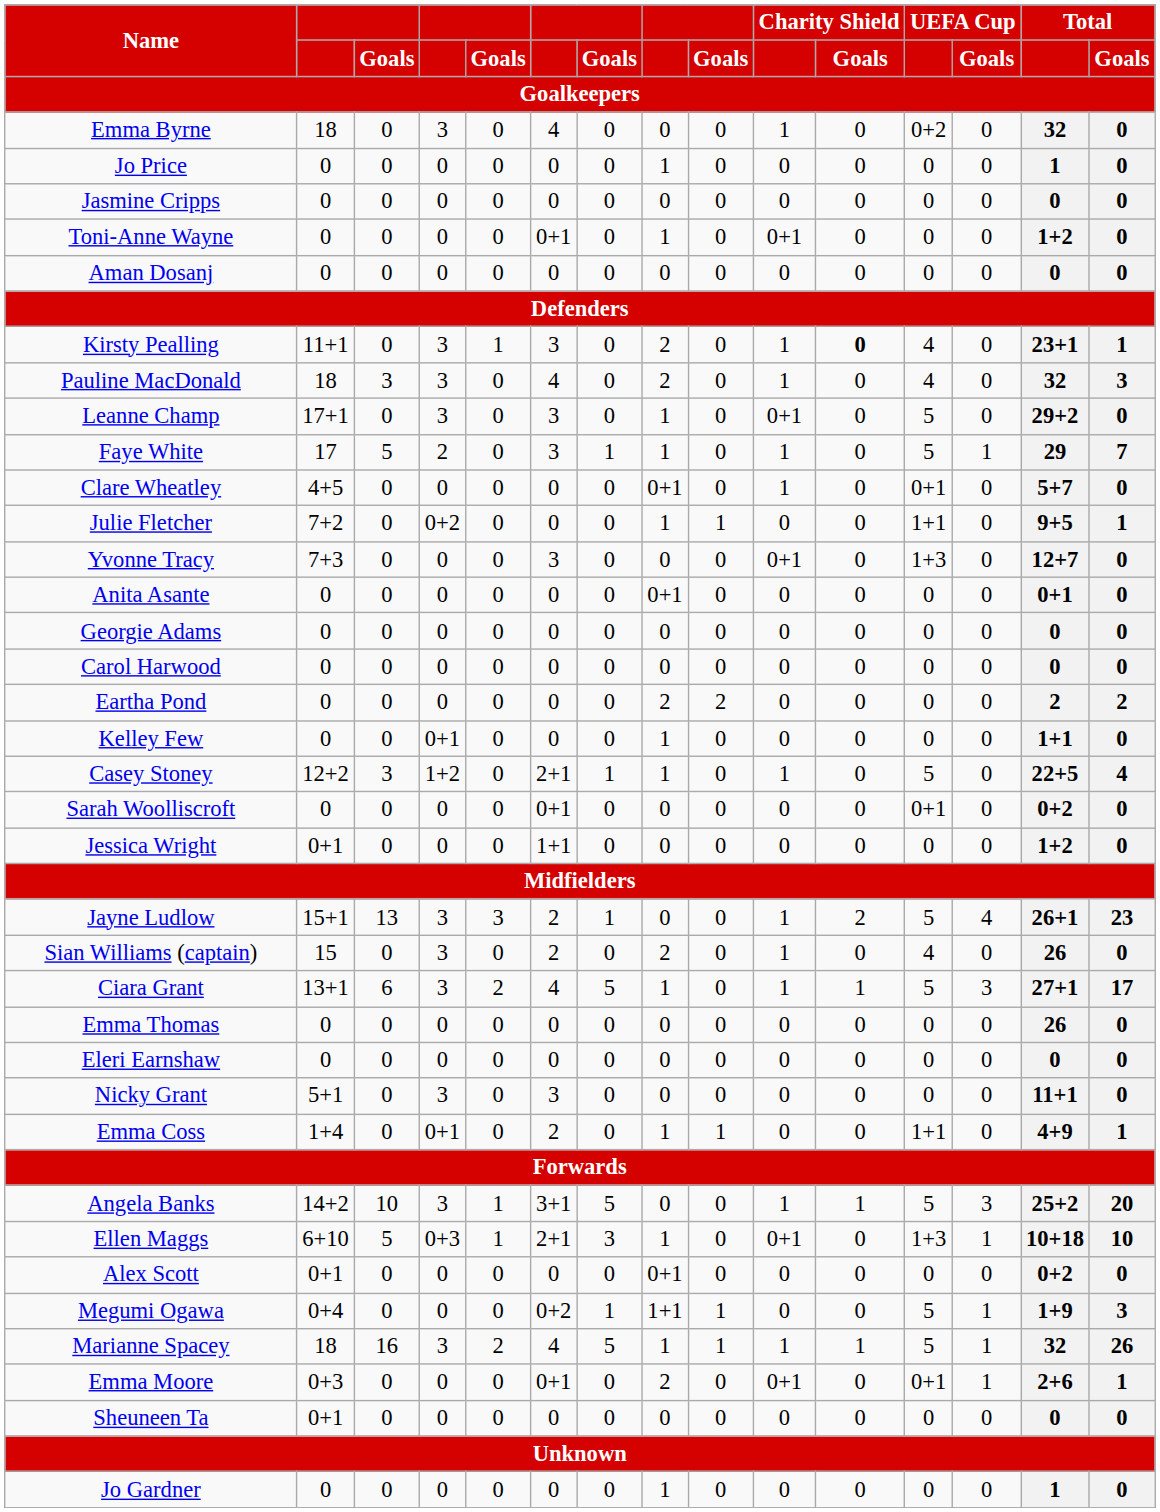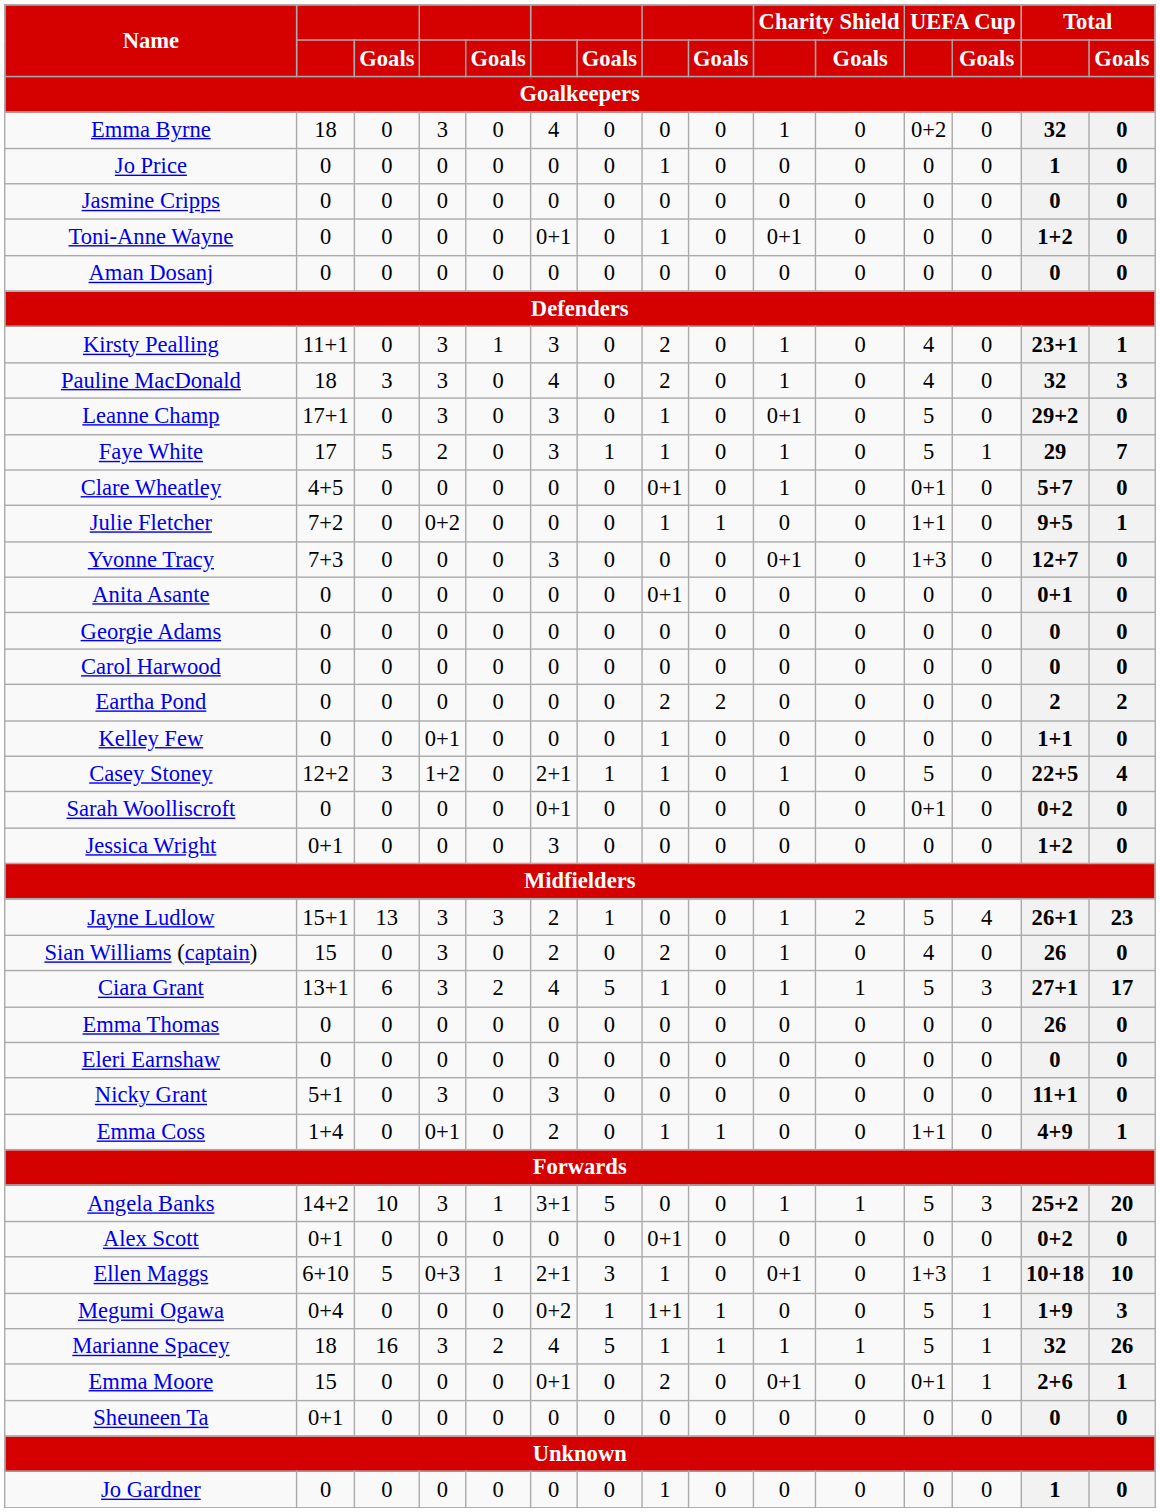(860, 344) bold -> (860, 344) normal
(554, 845) 1+1 -> (554, 845) 3
rows swapped: (151, 1238) <-> (151, 1274)
(326, 1381) 0+3 -> (326, 1381) 15
